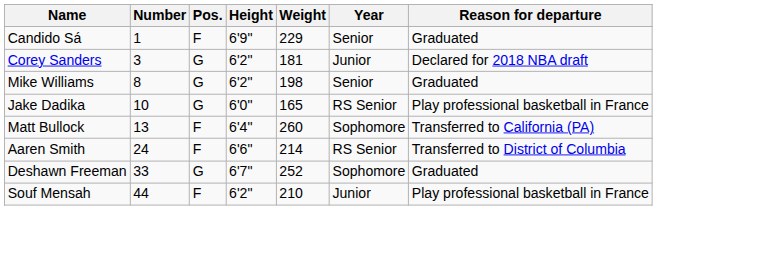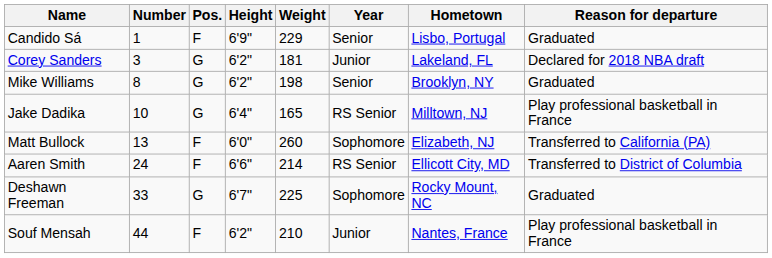+ column: (466, 15)
(241, 104) 6'0" -> (240, 112) 6'4"
(241, 127) 6'4" -> (240, 143) 6'0"
(291, 171) 252 -> (291, 195) 225
